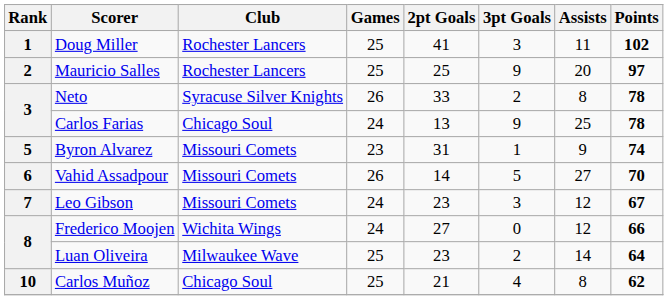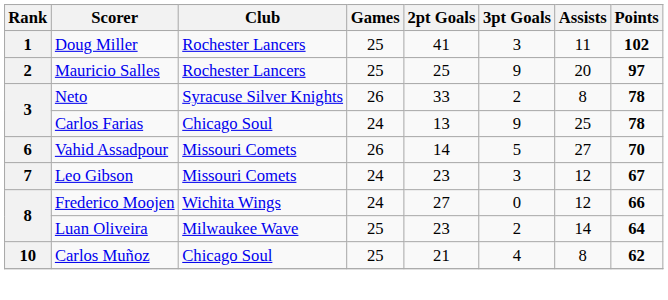- row: (104, 149)
